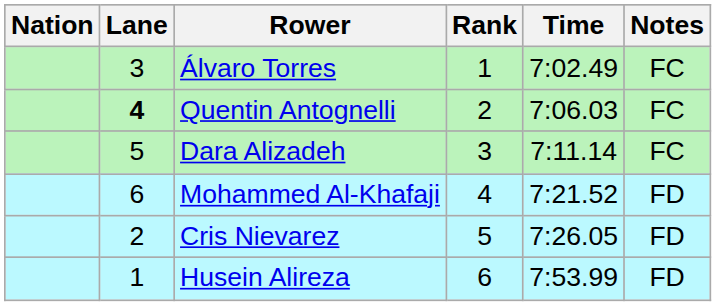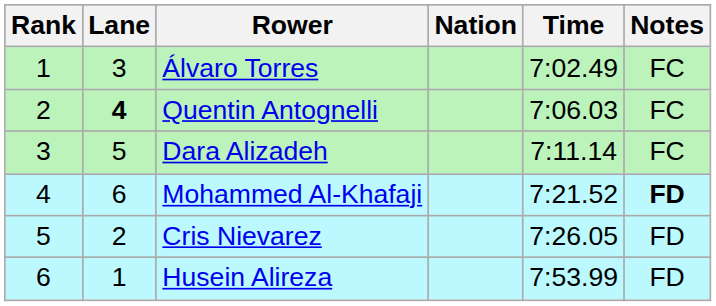columns swapped: (485, 25) <-> (52, 25)
(667, 194) normal -> (667, 194) bold
